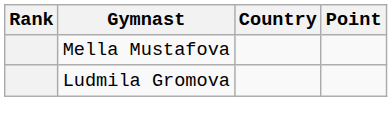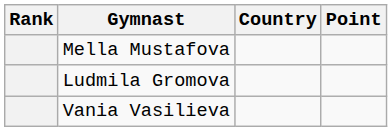+ row: (146, 111)
